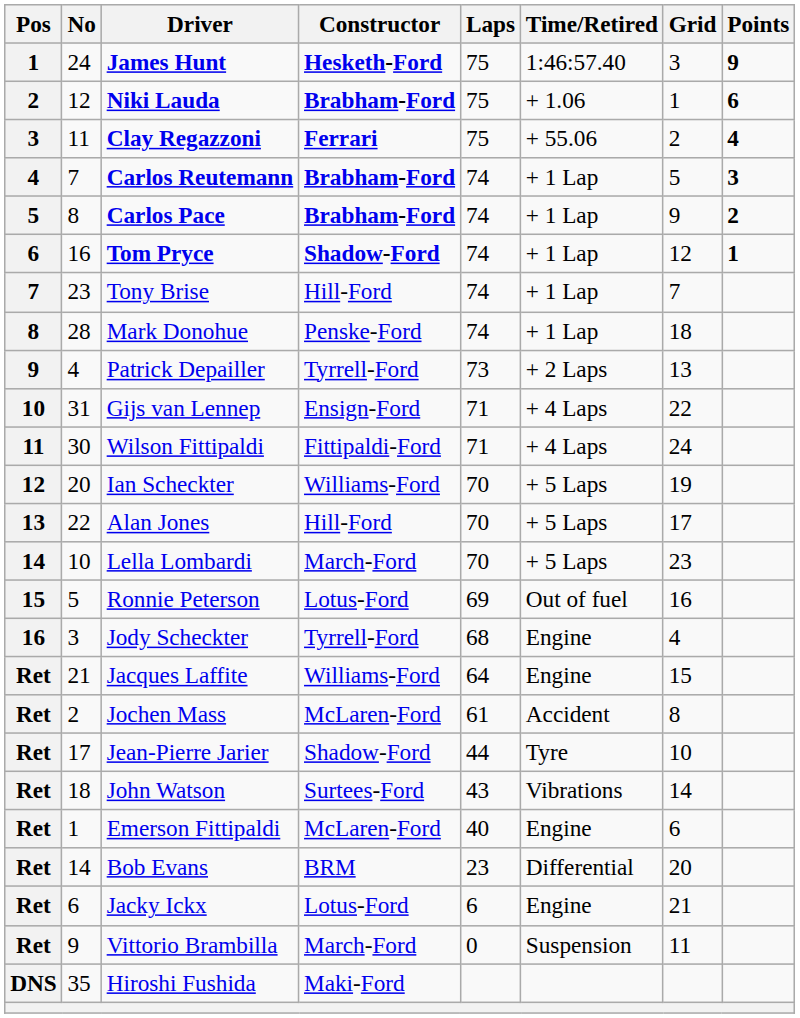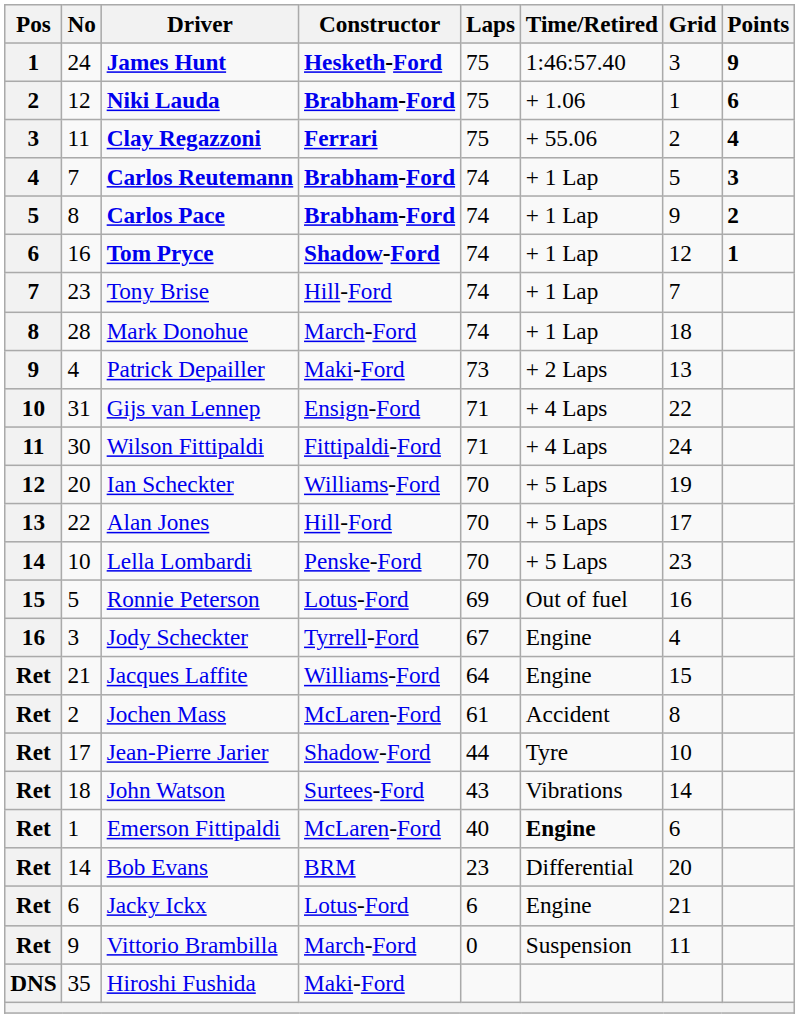(363, 330) Penske-Ford -> (360, 330) March-Ford
(361, 368) Tyrrell-Ford -> (354, 368) Maki-Ford
(360, 560) March-Ford -> (363, 560) Penske-Ford
(478, 637) 68 -> (478, 637) 67
(559, 829) normal -> (561, 829) bold
